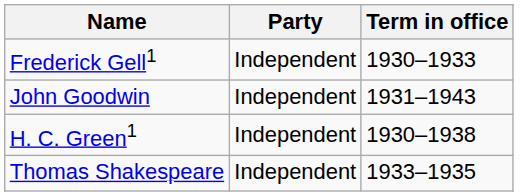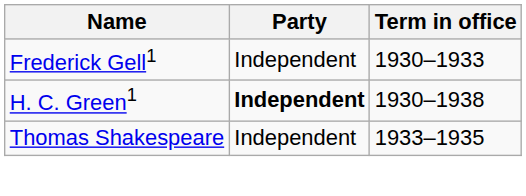- row: (80, 97)
(295, 135) normal -> (299, 100) bold
